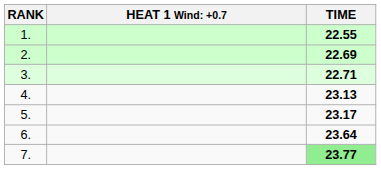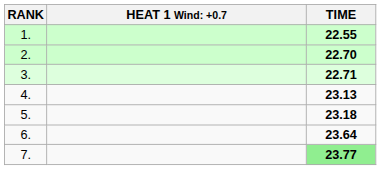(341, 55) 22.69 -> (341, 55) 22.70
(341, 115) 23.17 -> (341, 115) 23.18
